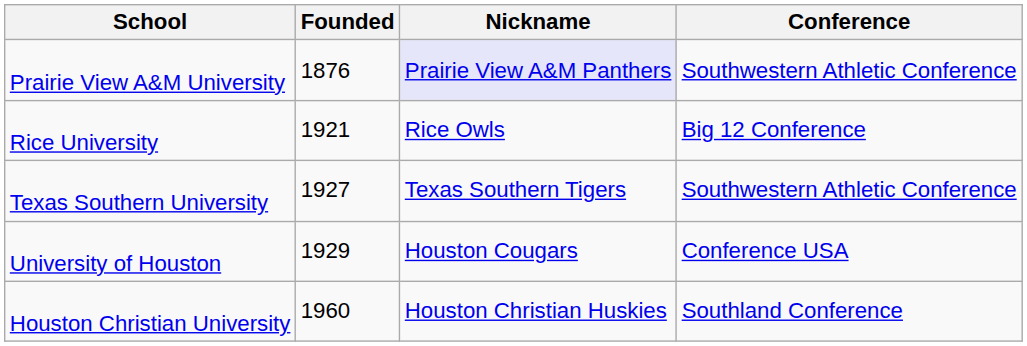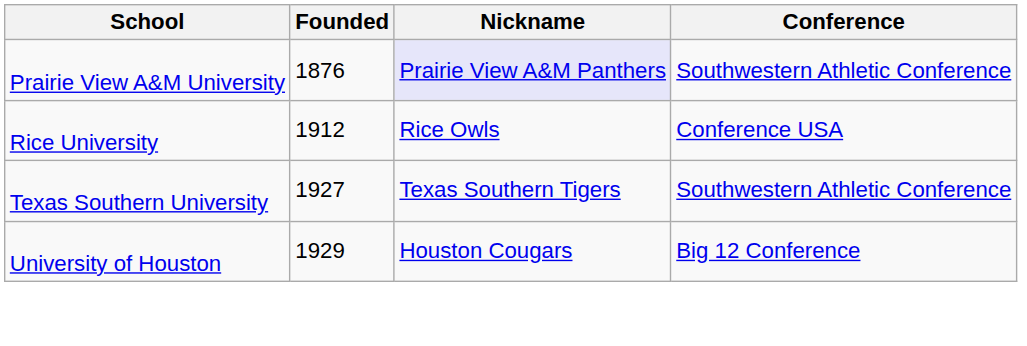(325, 130) 1921 -> (320, 130) 1912
(774, 130) Big 12 Conference -> (760, 130) Conference USA
(765, 250) Conference USA -> (768, 250) Big 12 Conference
- row: (150, 323)
